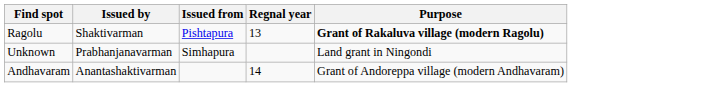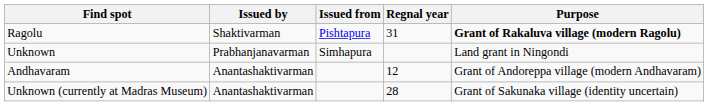(255, 33) 13 -> (392, 33) 31
(255, 71) 14 -> (392, 71) 12
+ row: (107, 91)
